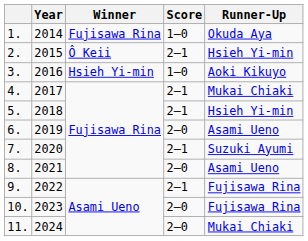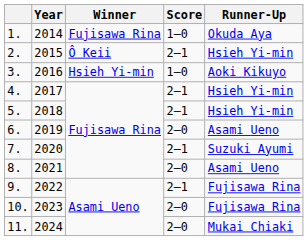(251, 91) Mukai Chiaki -> (251, 91) Hsieh Yi-min
